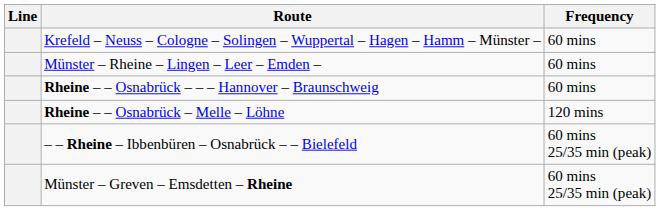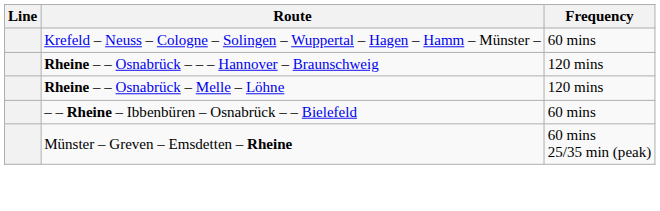- row: (183, 64)
(572, 87) 60 mins -> (575, 64) 120 mins
(599, 144) 60 mins 25/35 min (peak) -> (572, 111) 60 mins
